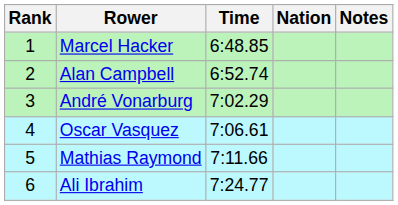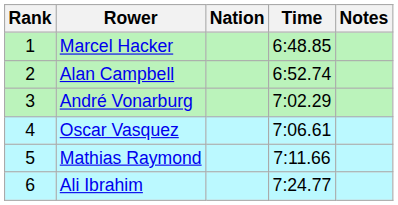columns swapped: (304, 18) <-> (239, 18)
